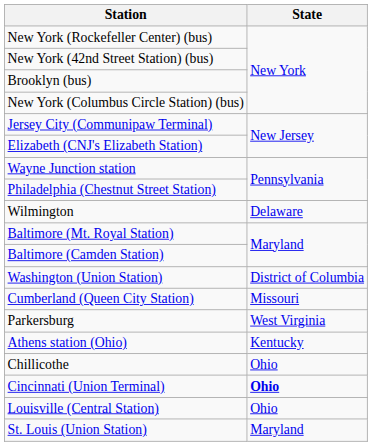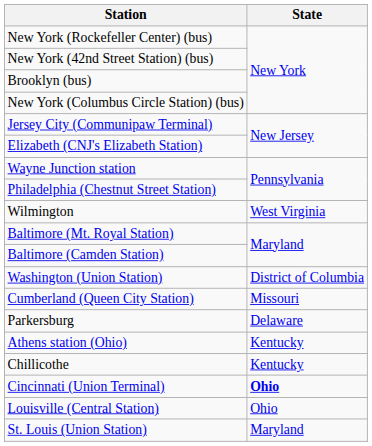(277, 211) Delaware -> (288, 211) West Virginia
(288, 320) West Virginia -> (277, 320) Delaware
(264, 364) Ohio -> (277, 364) Kentucky
